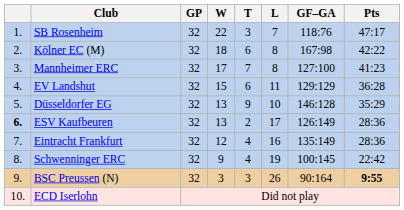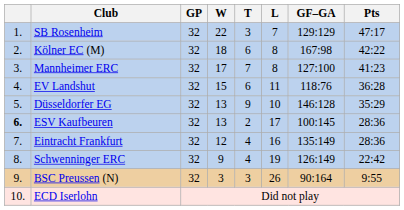(316, 31) 118:76 -> (316, 31) 129:129
(316, 86) 129:129 -> (316, 86) 118:76
(316, 123) 126:149 -> (316, 123) 100:145
(316, 159) 100:145 -> (316, 159) 126:149
(372, 178) bold -> (372, 178) normal
